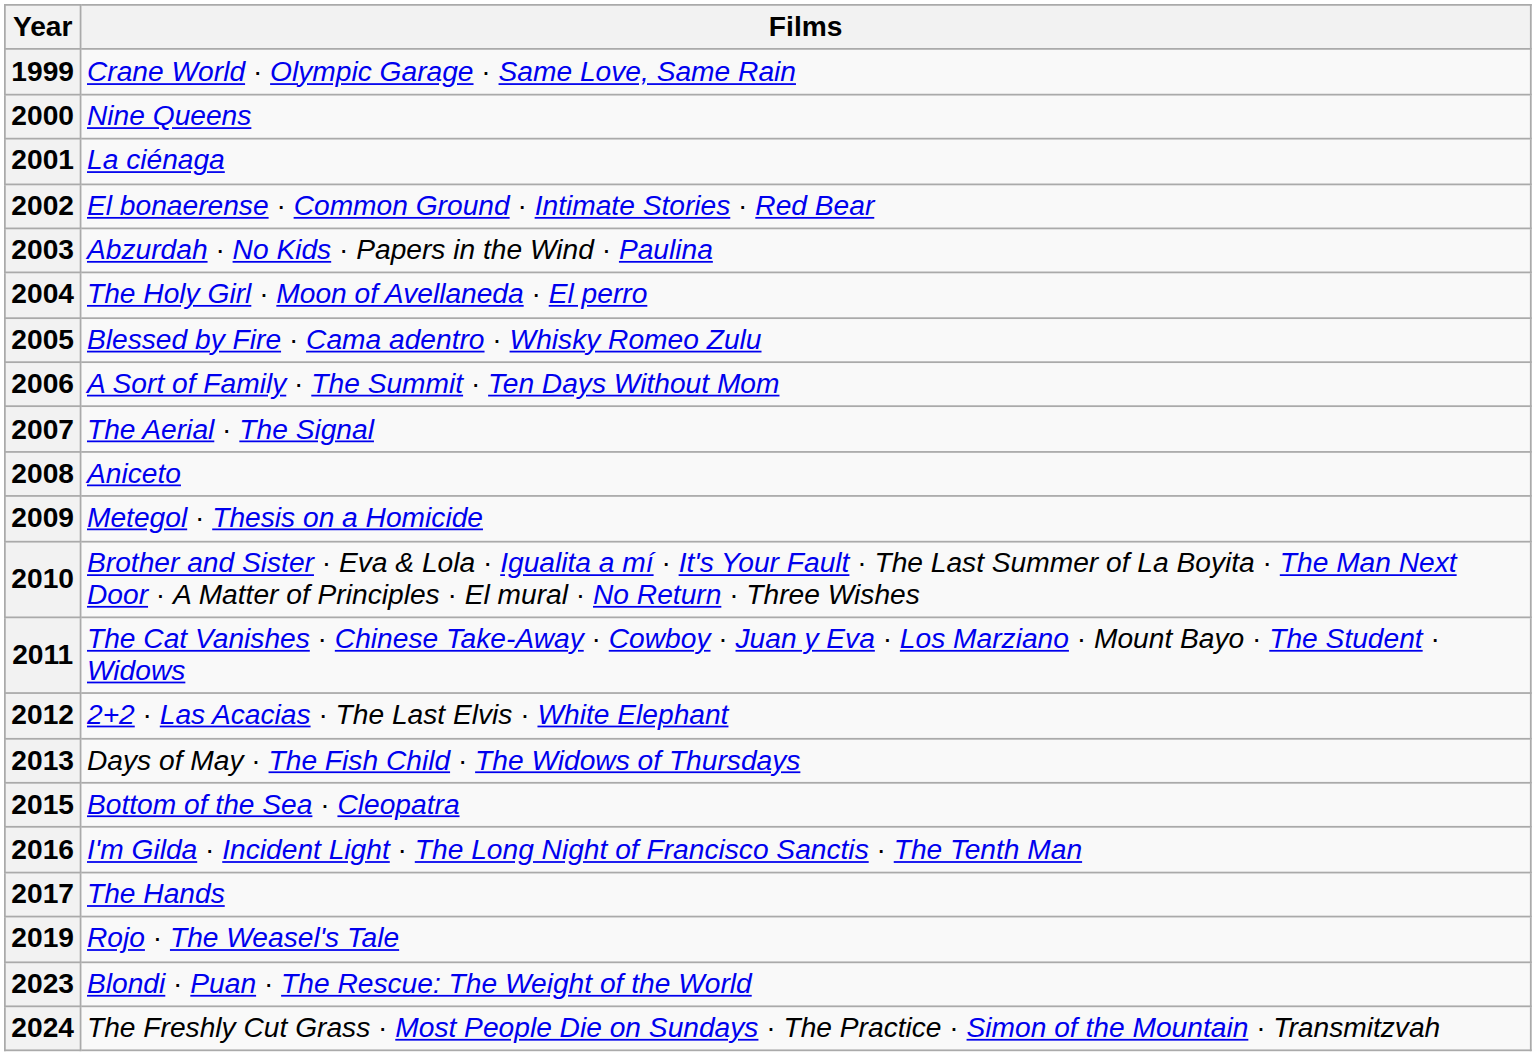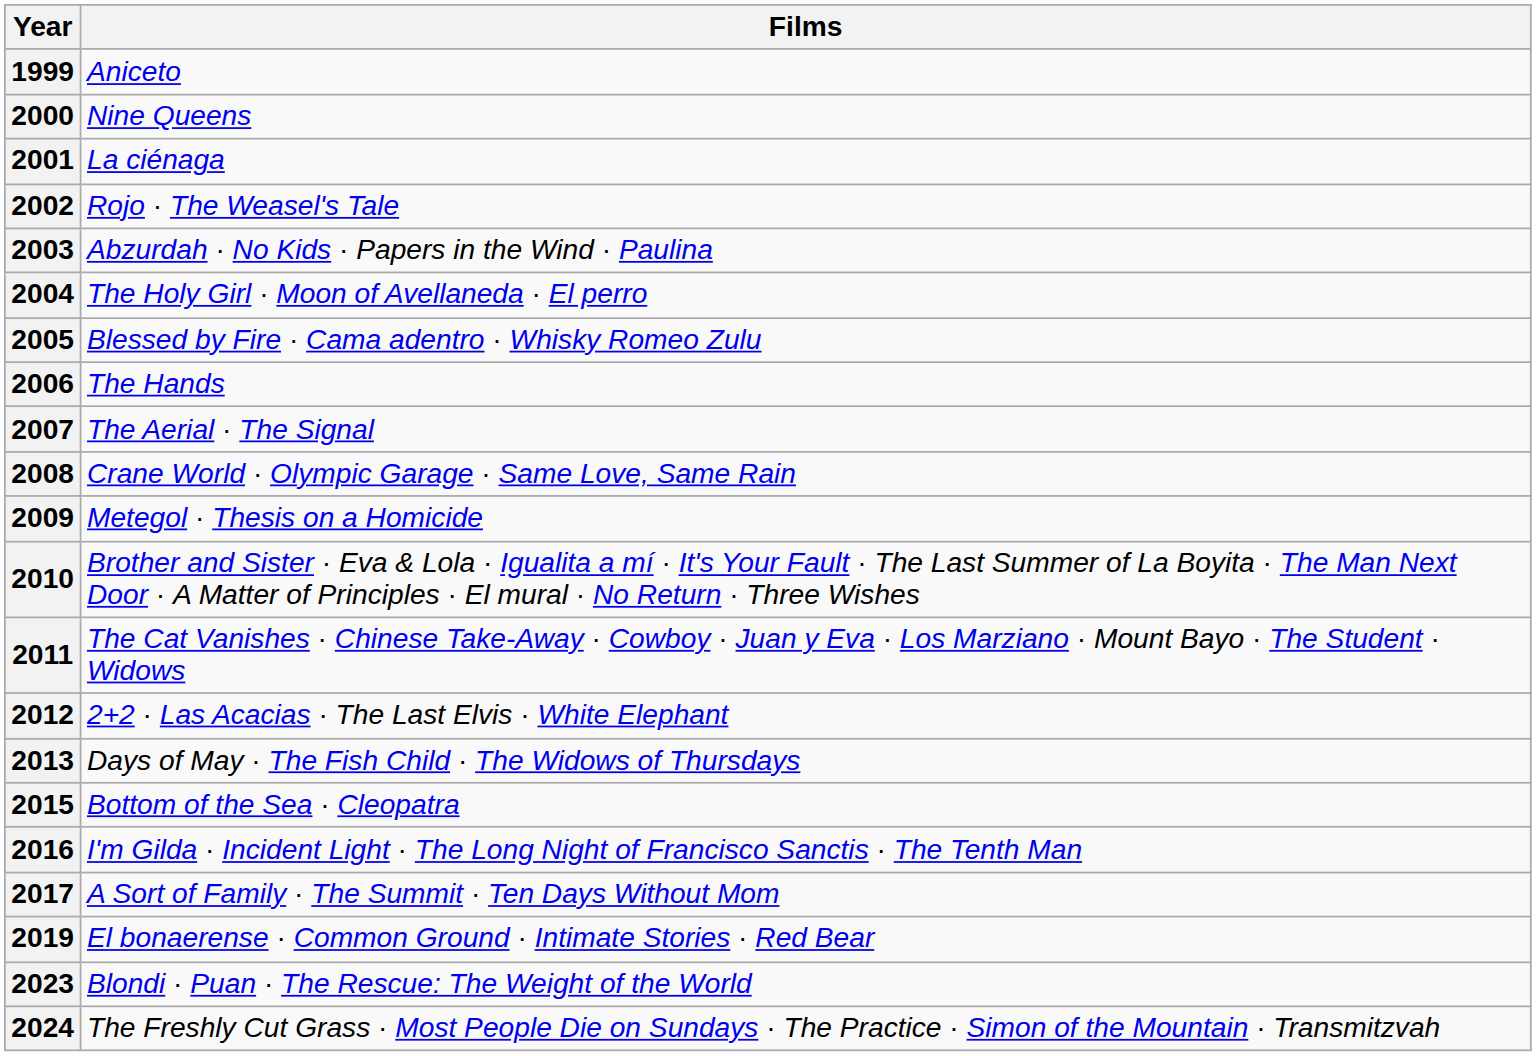(441, 71) Crane World · Olympic Garage · Same Love, Same Rain -> (134, 71) Aniceto
(481, 205) El bonaerense · Common Ground · Intimate Stories · Red Bear -> (243, 205) Rojo · The Weasel's Tale
(433, 384) A Sort of Family · The Summit · Ten Days Without Mom -> (156, 384) The Hands
(134, 473) Aniceto -> (441, 473) Crane World · Olympic Garage · Same Love, Same Rain
(156, 894) The Hands -> (433, 894) A Sort of Family · The Summit · Ten Days Without Mom
(243, 938) Rojo · The Weasel's Tale -> (481, 938) El bonaerense · Common Ground · Intimate Stories · Red Bear
